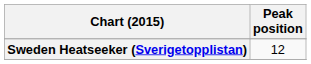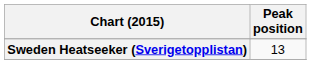(278, 49) 12 -> (278, 49) 13
